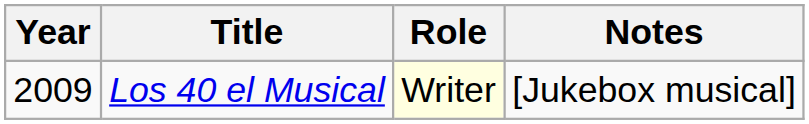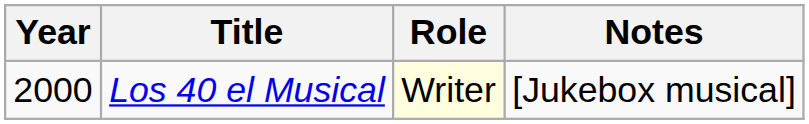(53, 89) 2009 -> (53, 89) 2000
